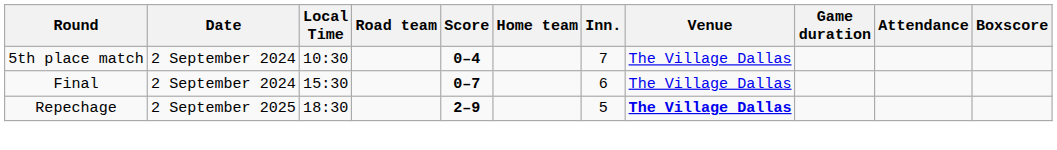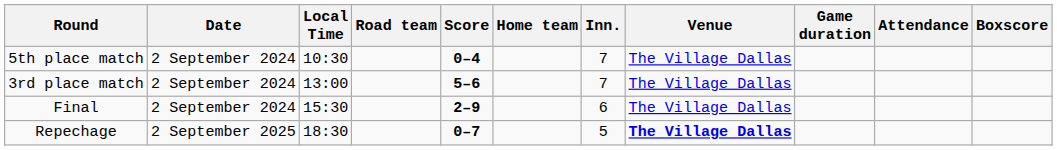+ row: (76, 83)
(467, 83) 0–7 -> (467, 108) 2–9
(467, 108) 2–9 -> (467, 133) 0–7
